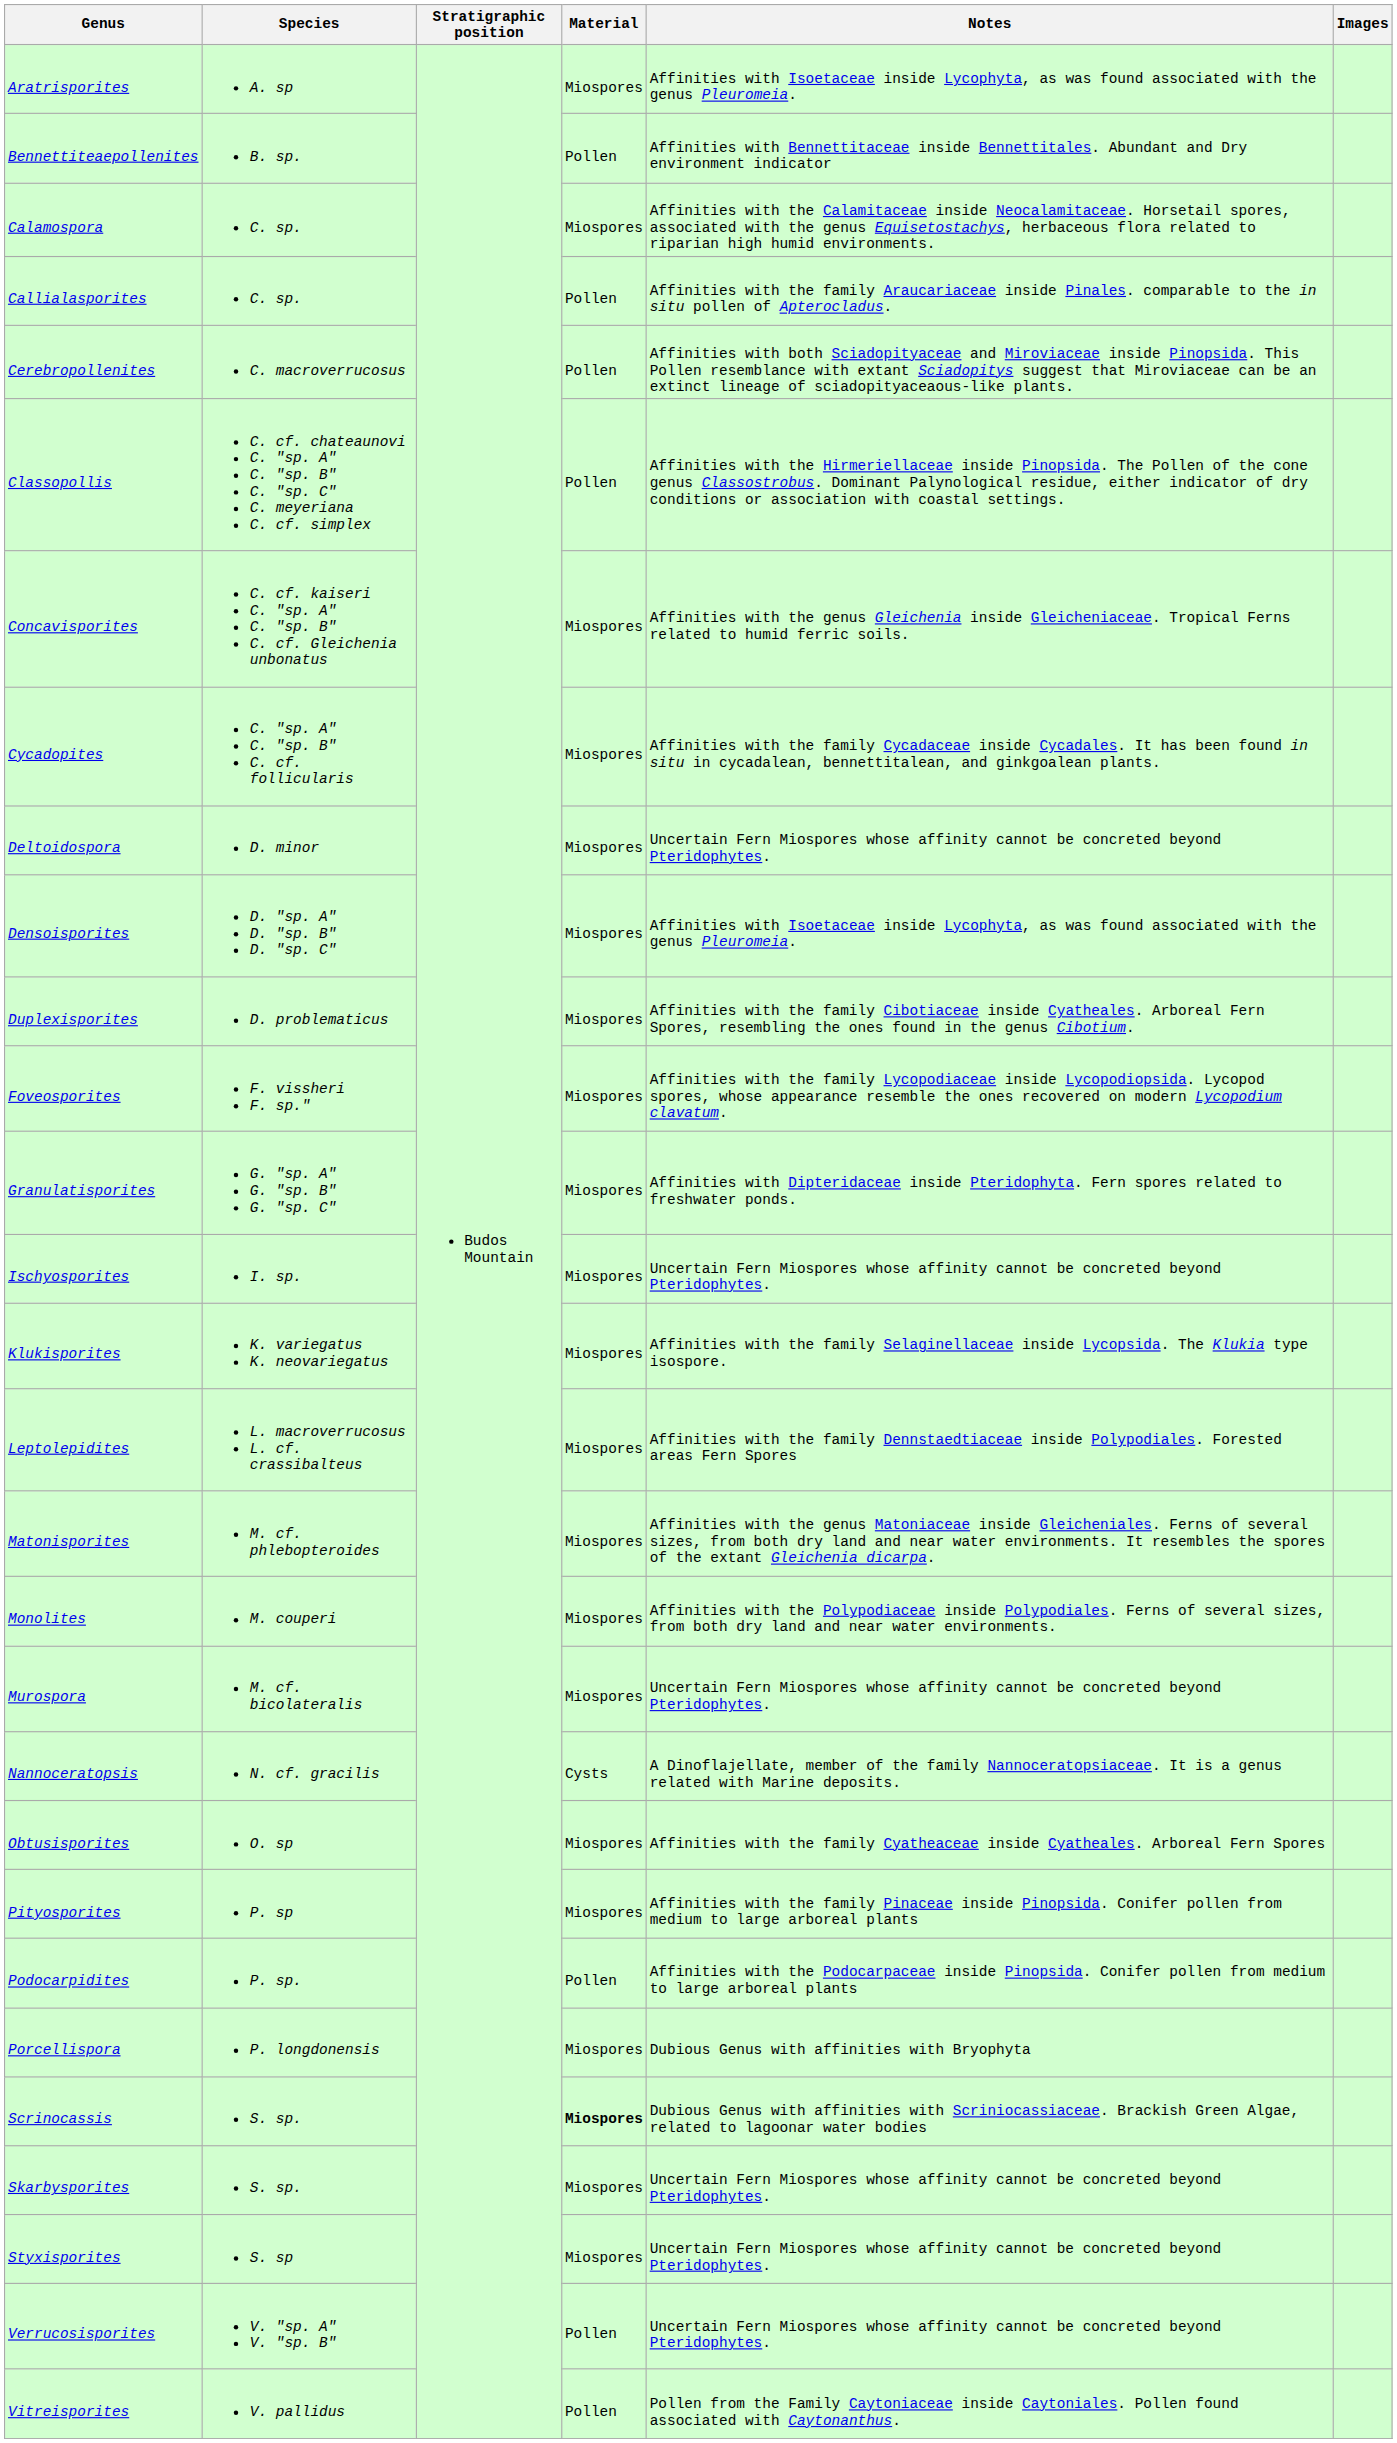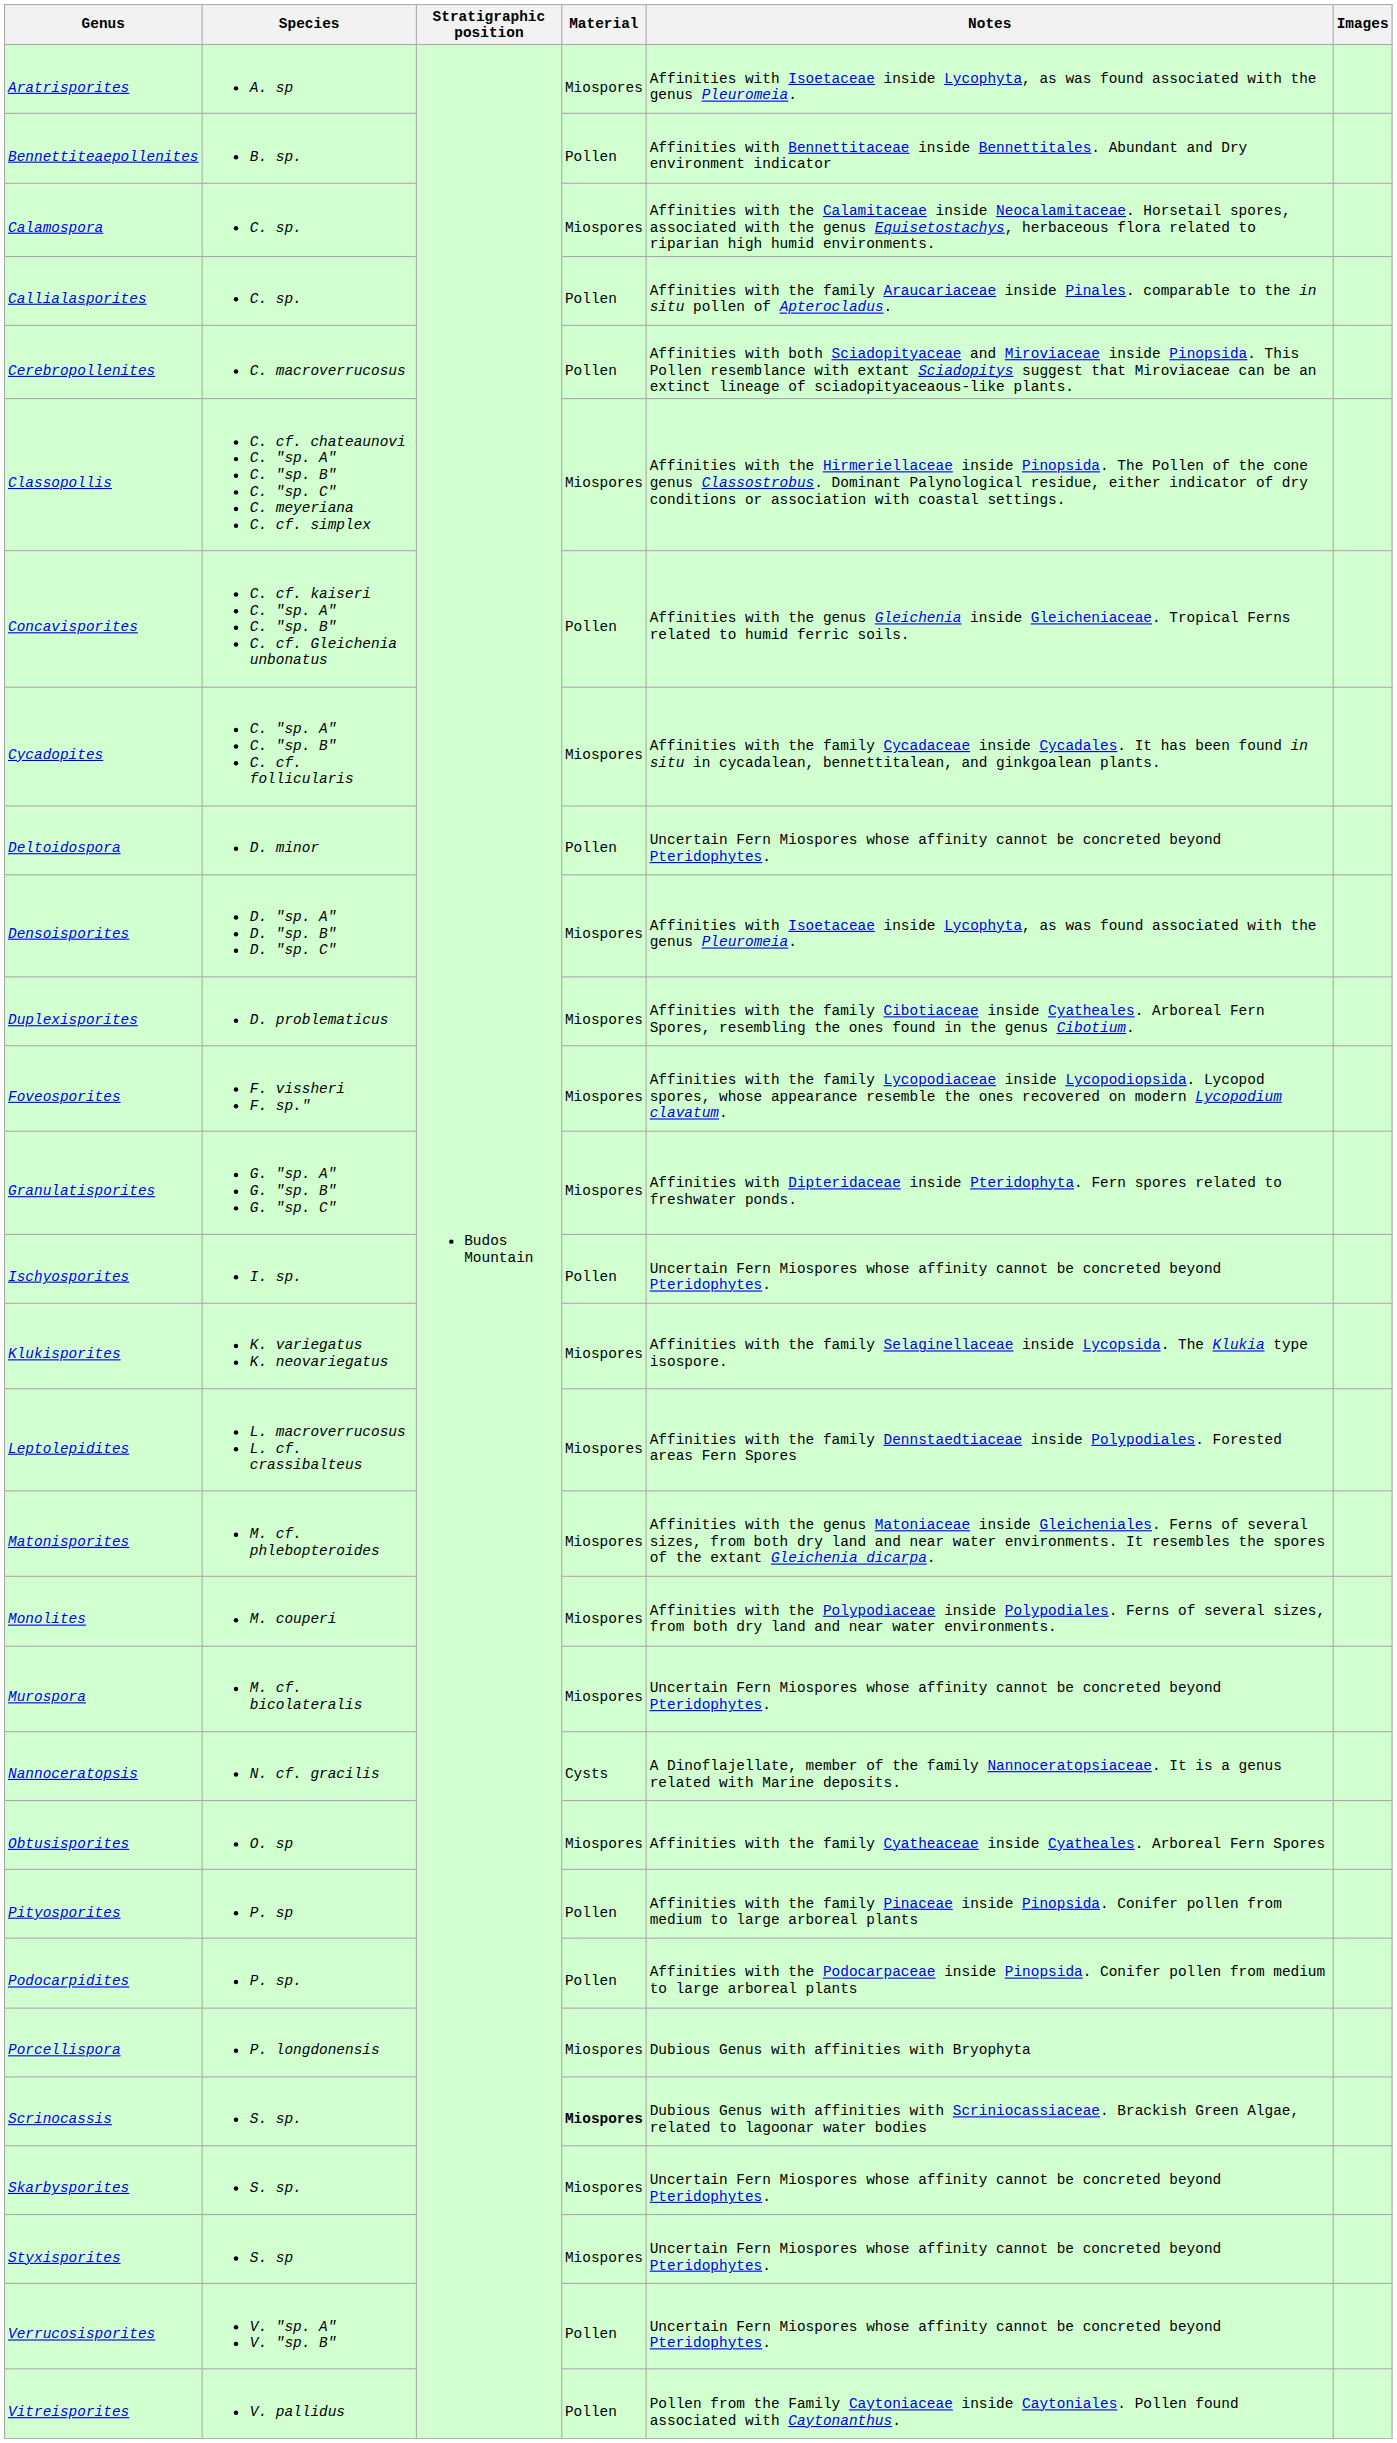(591, 483) Pollen -> (604, 483) Miospores
(604, 627) Miospores -> (591, 627) Pollen
(604, 848) Miospores -> (591, 848) Pollen
(604, 1277) Miospores -> (591, 1277) Pollen
(604, 1912) Miospores -> (591, 1912) Pollen
